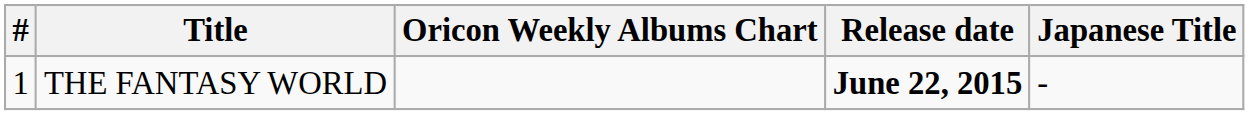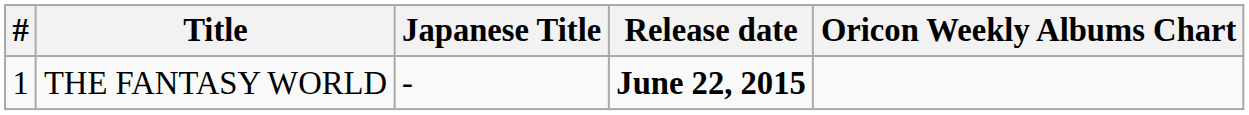columns swapped: (1137, 30) <-> (610, 30)
